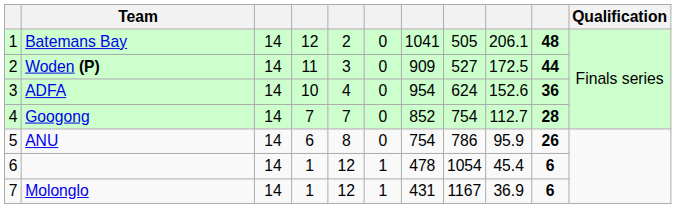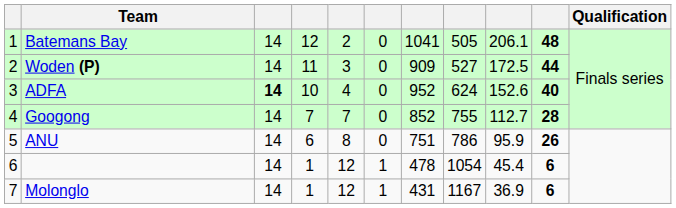(273, 91) normal -> (273, 91) bold
(422, 91) 954 -> (422, 91) 952
(550, 91) 36 -> (550, 91) 40
(464, 116) 754 -> (464, 116) 755
(422, 141) 754 -> (422, 141) 751
